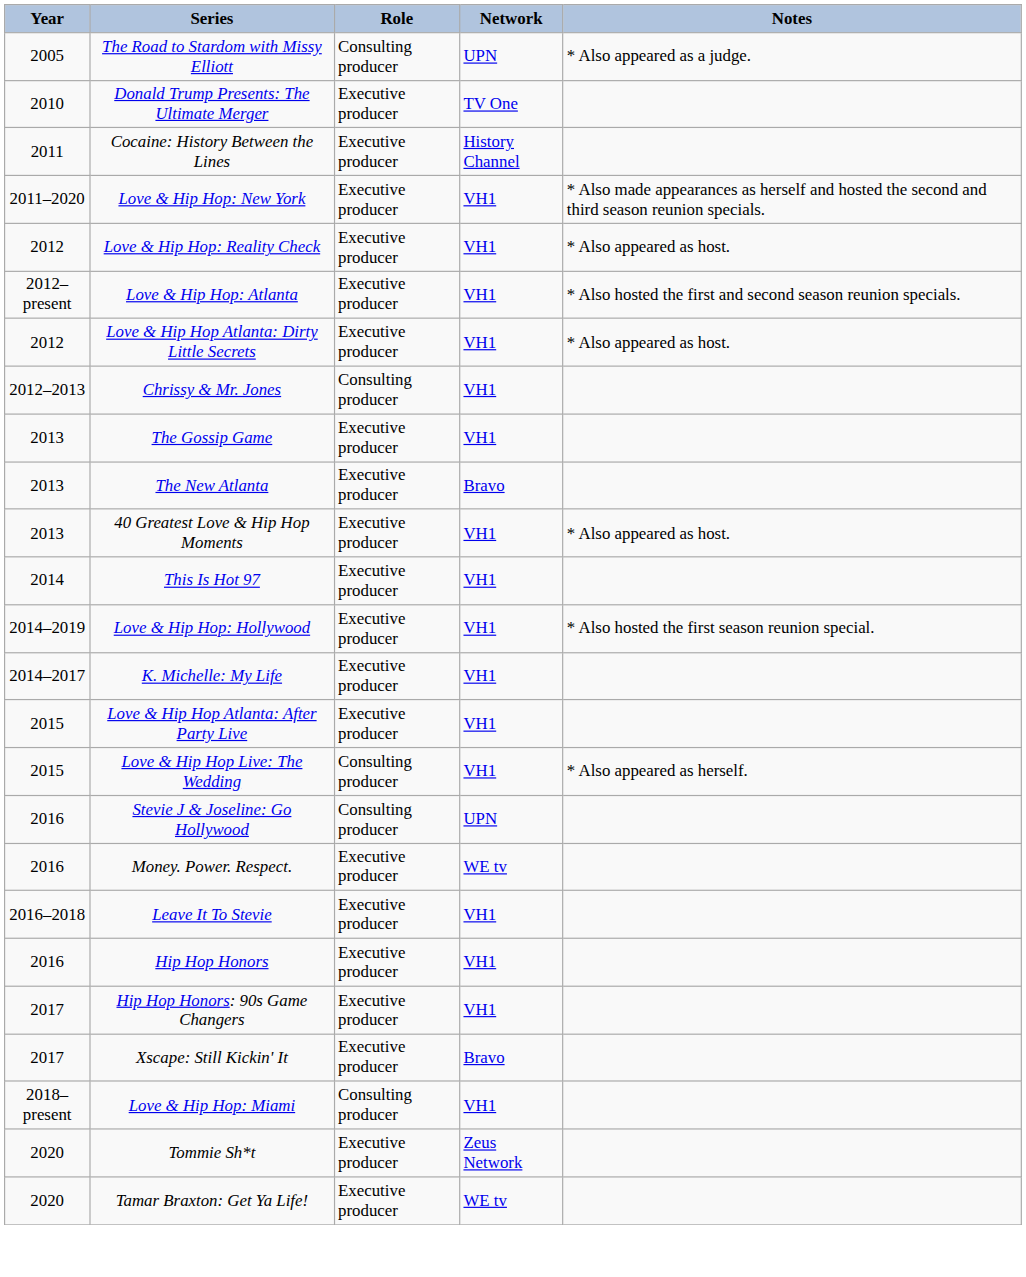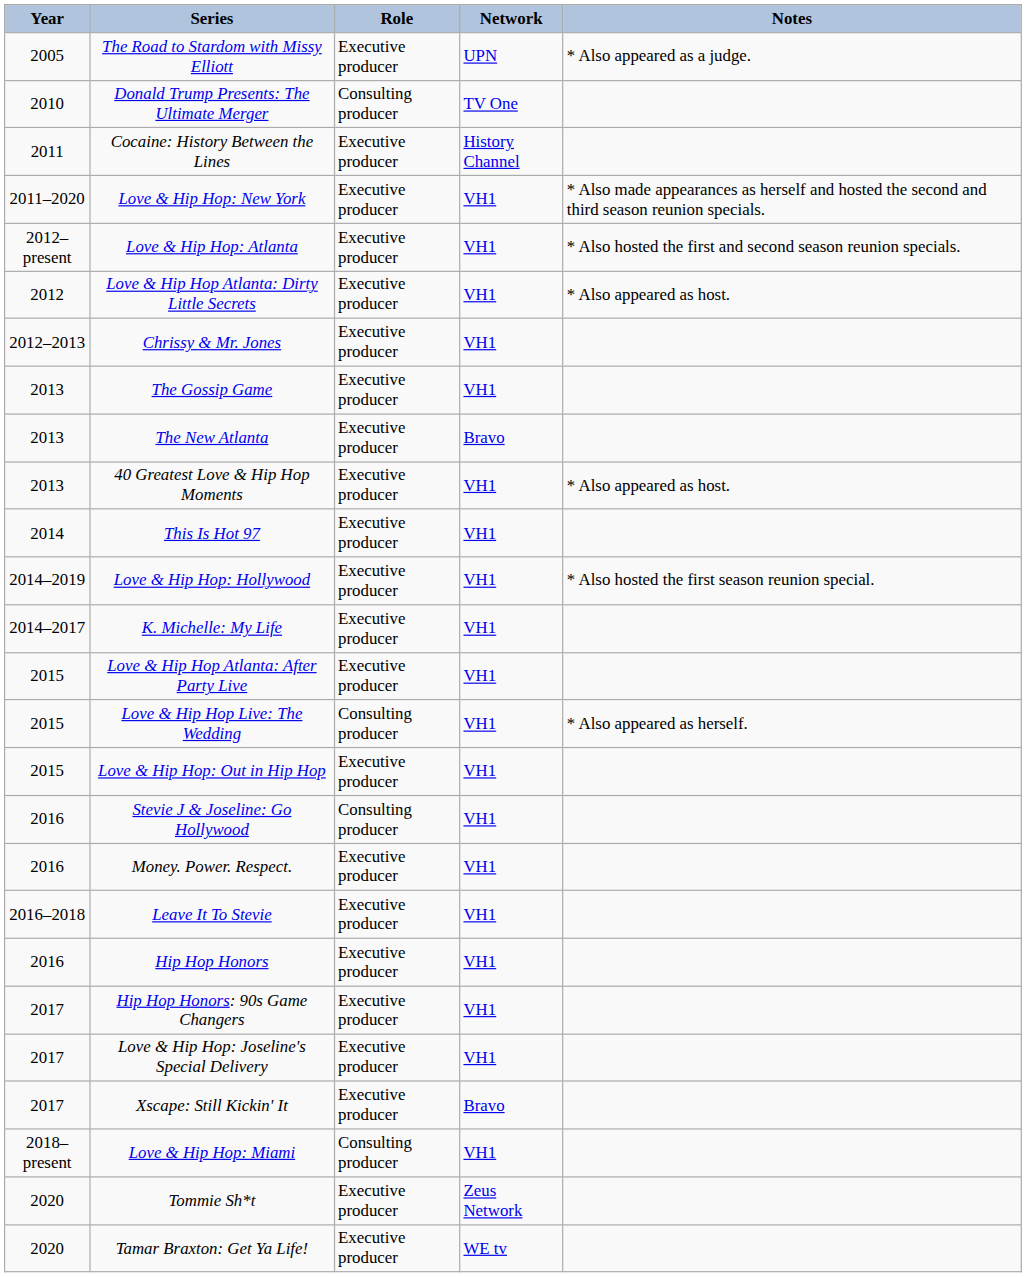(375, 56) Consulting producer -> (372, 56) Executive producer
(372, 104) Executive producer -> (375, 104) Consulting producer
- row: (212, 247)
(375, 390) Consulting producer -> (372, 342) Executive producer
+ row: (212, 771)
(480, 819) UPN -> (480, 819) VH1
(485, 867) WE tv -> (480, 867) VH1
+ row: (212, 1057)
